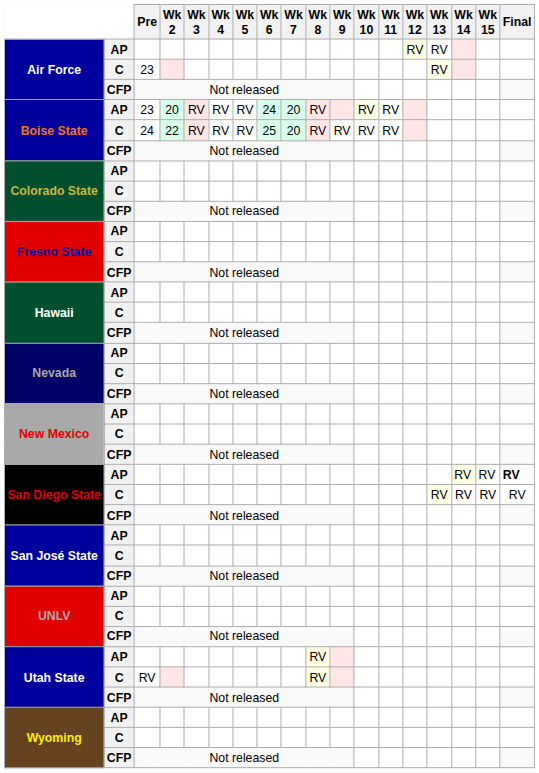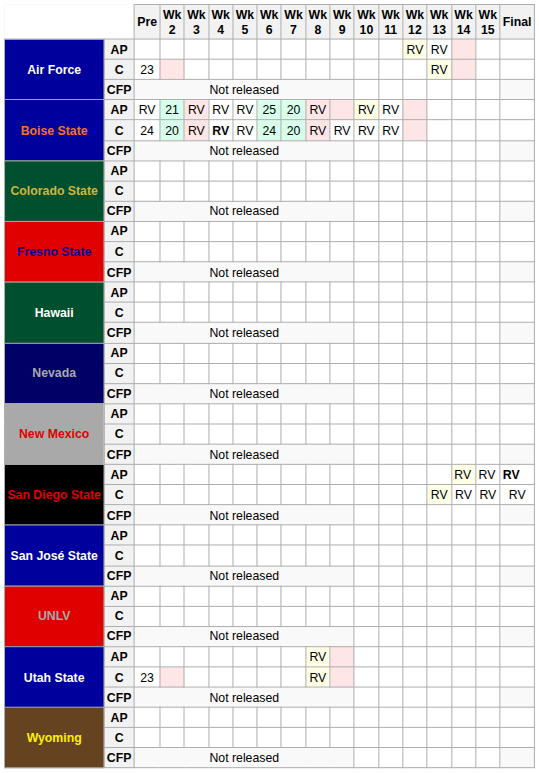(147, 110) 23 -> (147, 110) RV
(172, 110) 20 -> (172, 110) 21
(269, 110) 24 -> (269, 110) 25
(172, 130) 22 -> (172, 130) 20
(221, 130) normal -> (221, 130) bold
(269, 130) 25 -> (269, 130) 24
(147, 677) RV -> (147, 677) 23
